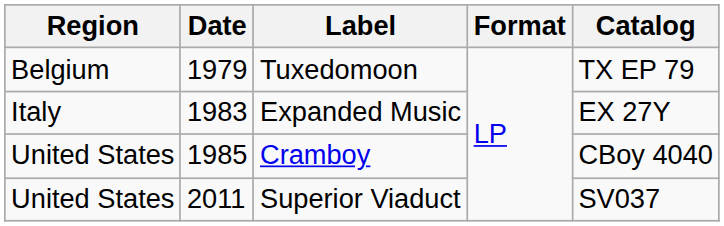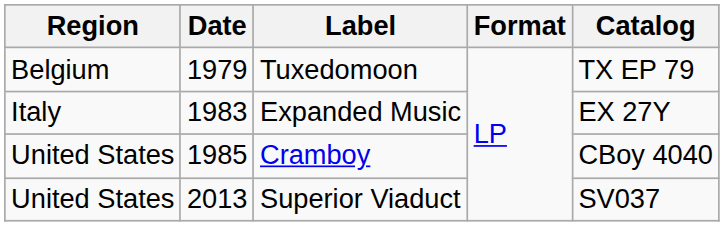(216, 198) 2011 -> (217, 198) 2013
